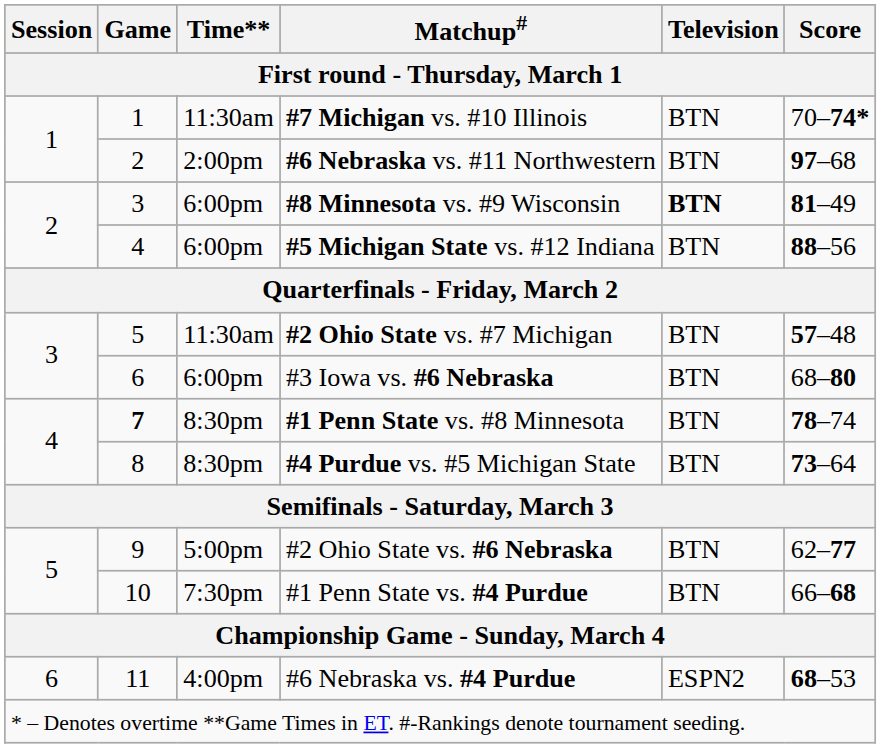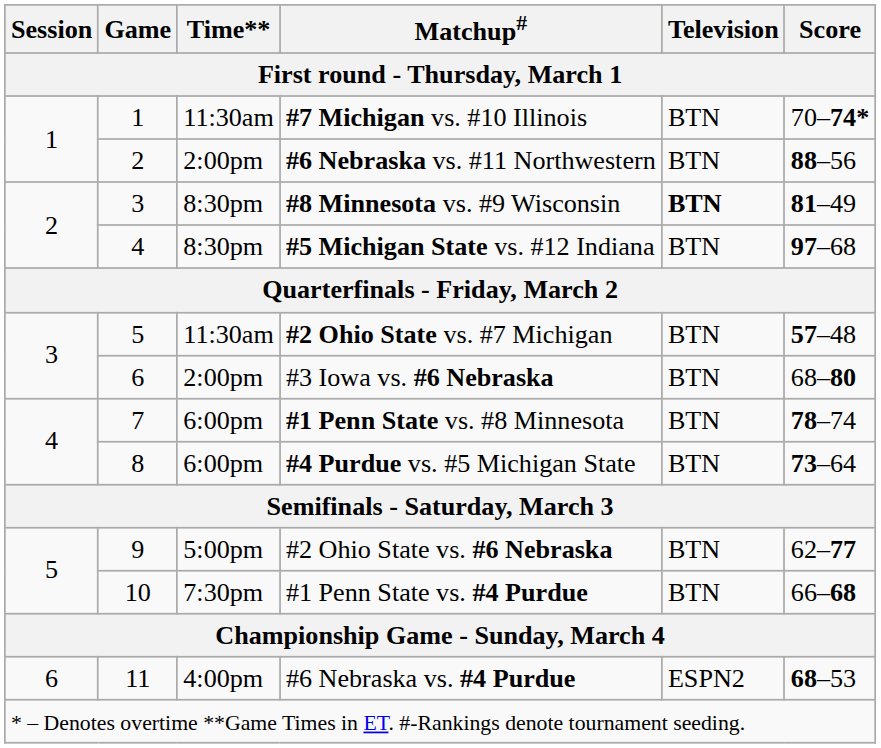(823, 160) 97–68 -> (823, 160) 88–56
(223, 203) 6:00pm -> (223, 203) 8:30pm
(223, 247) 6:00pm -> (223, 247) 8:30pm
(823, 247) 88–56 -> (823, 247) 97–68
(223, 376) 6:00pm -> (223, 376) 2:00pm
(138, 419) bold -> (138, 419) normal
(223, 419) 8:30pm -> (223, 419) 6:00pm
(223, 462) 8:30pm -> (223, 462) 6:00pm
